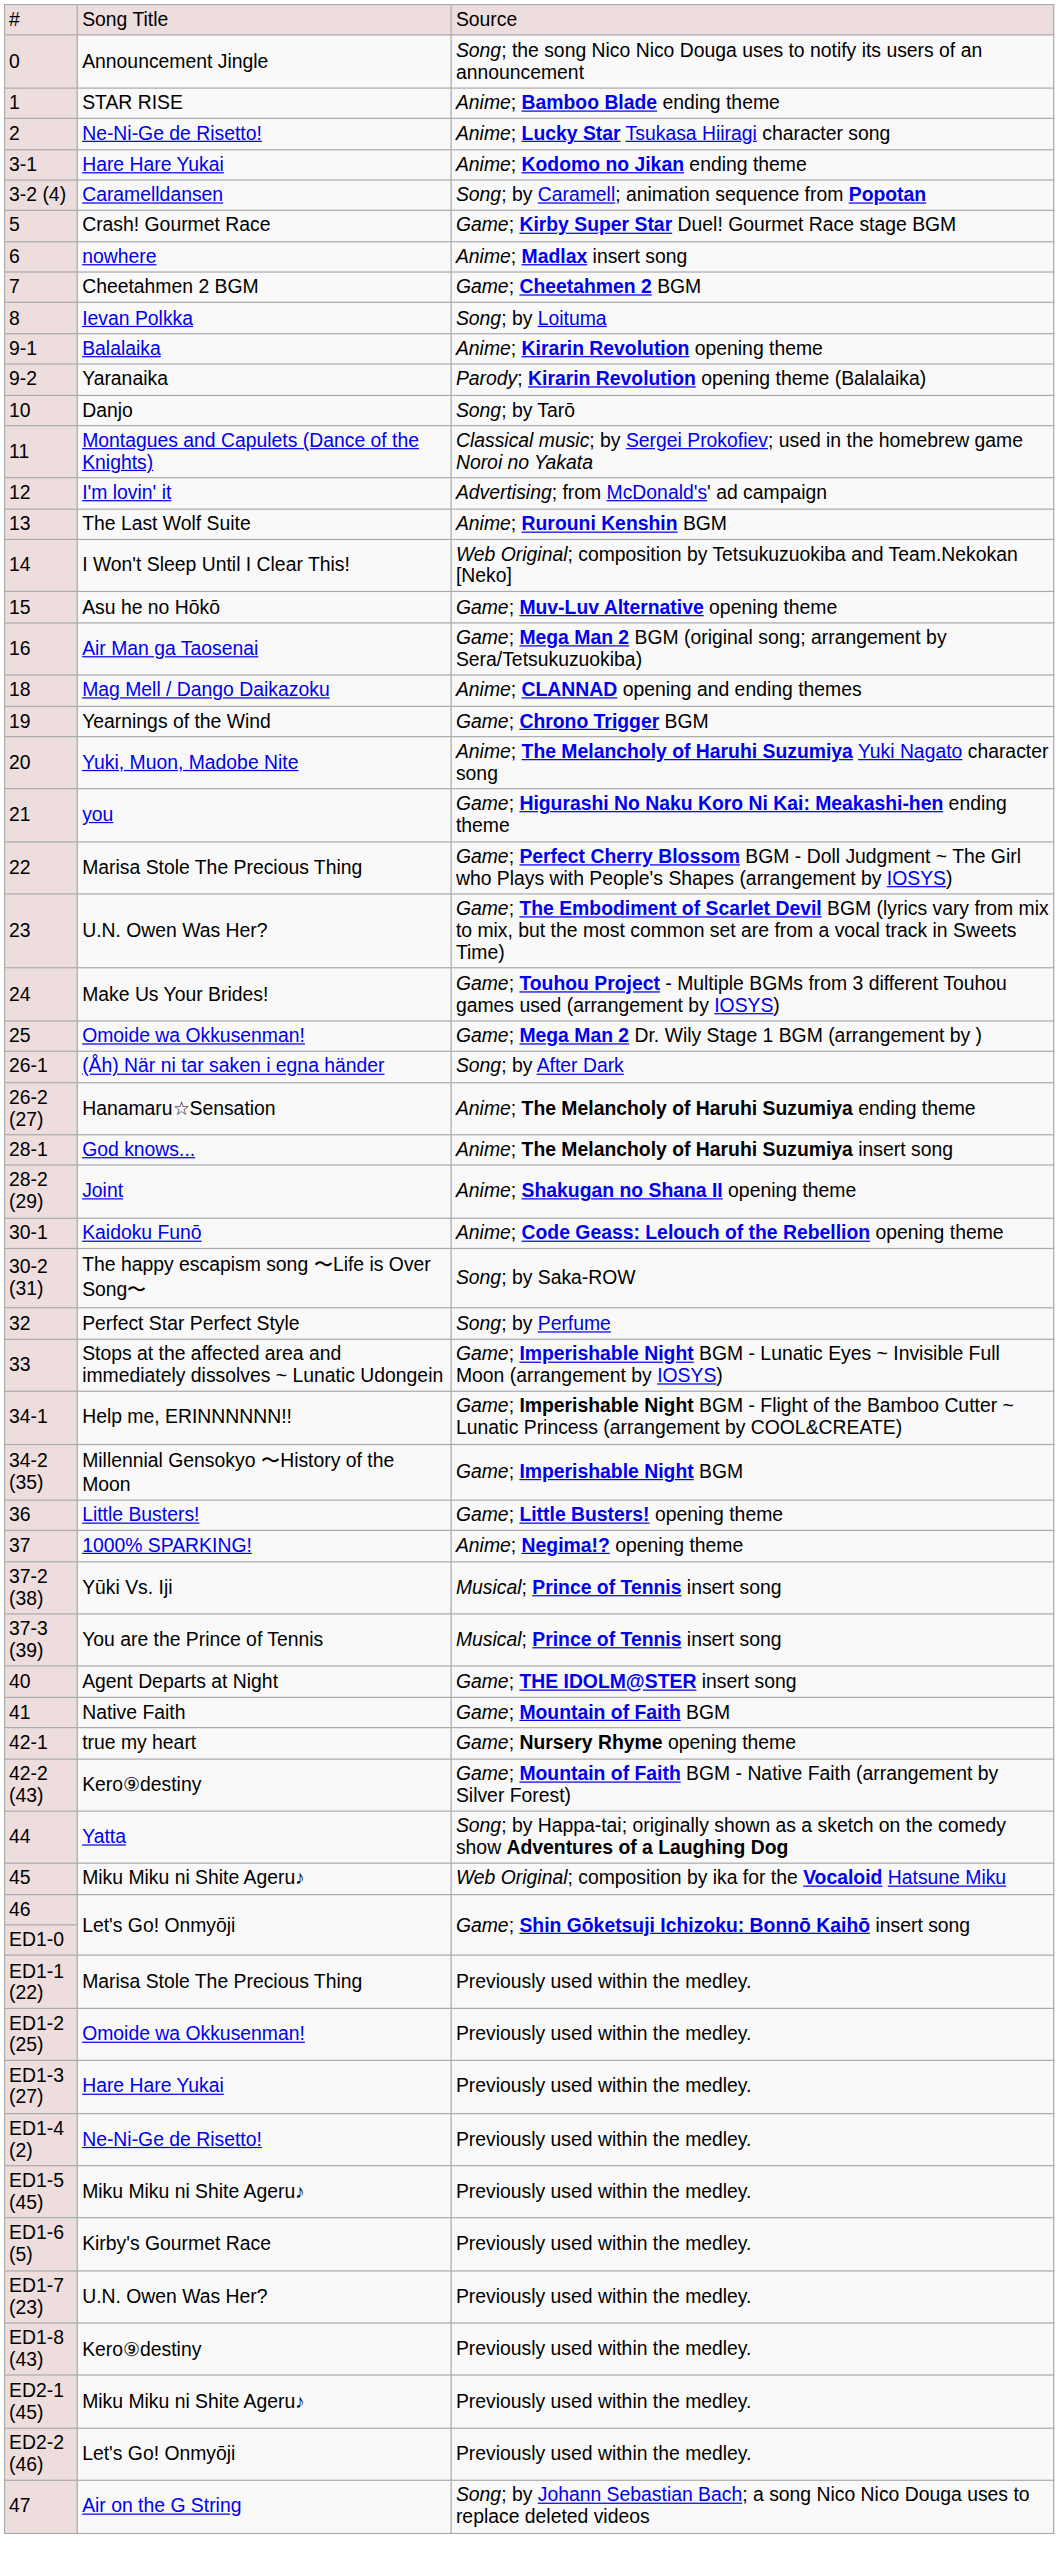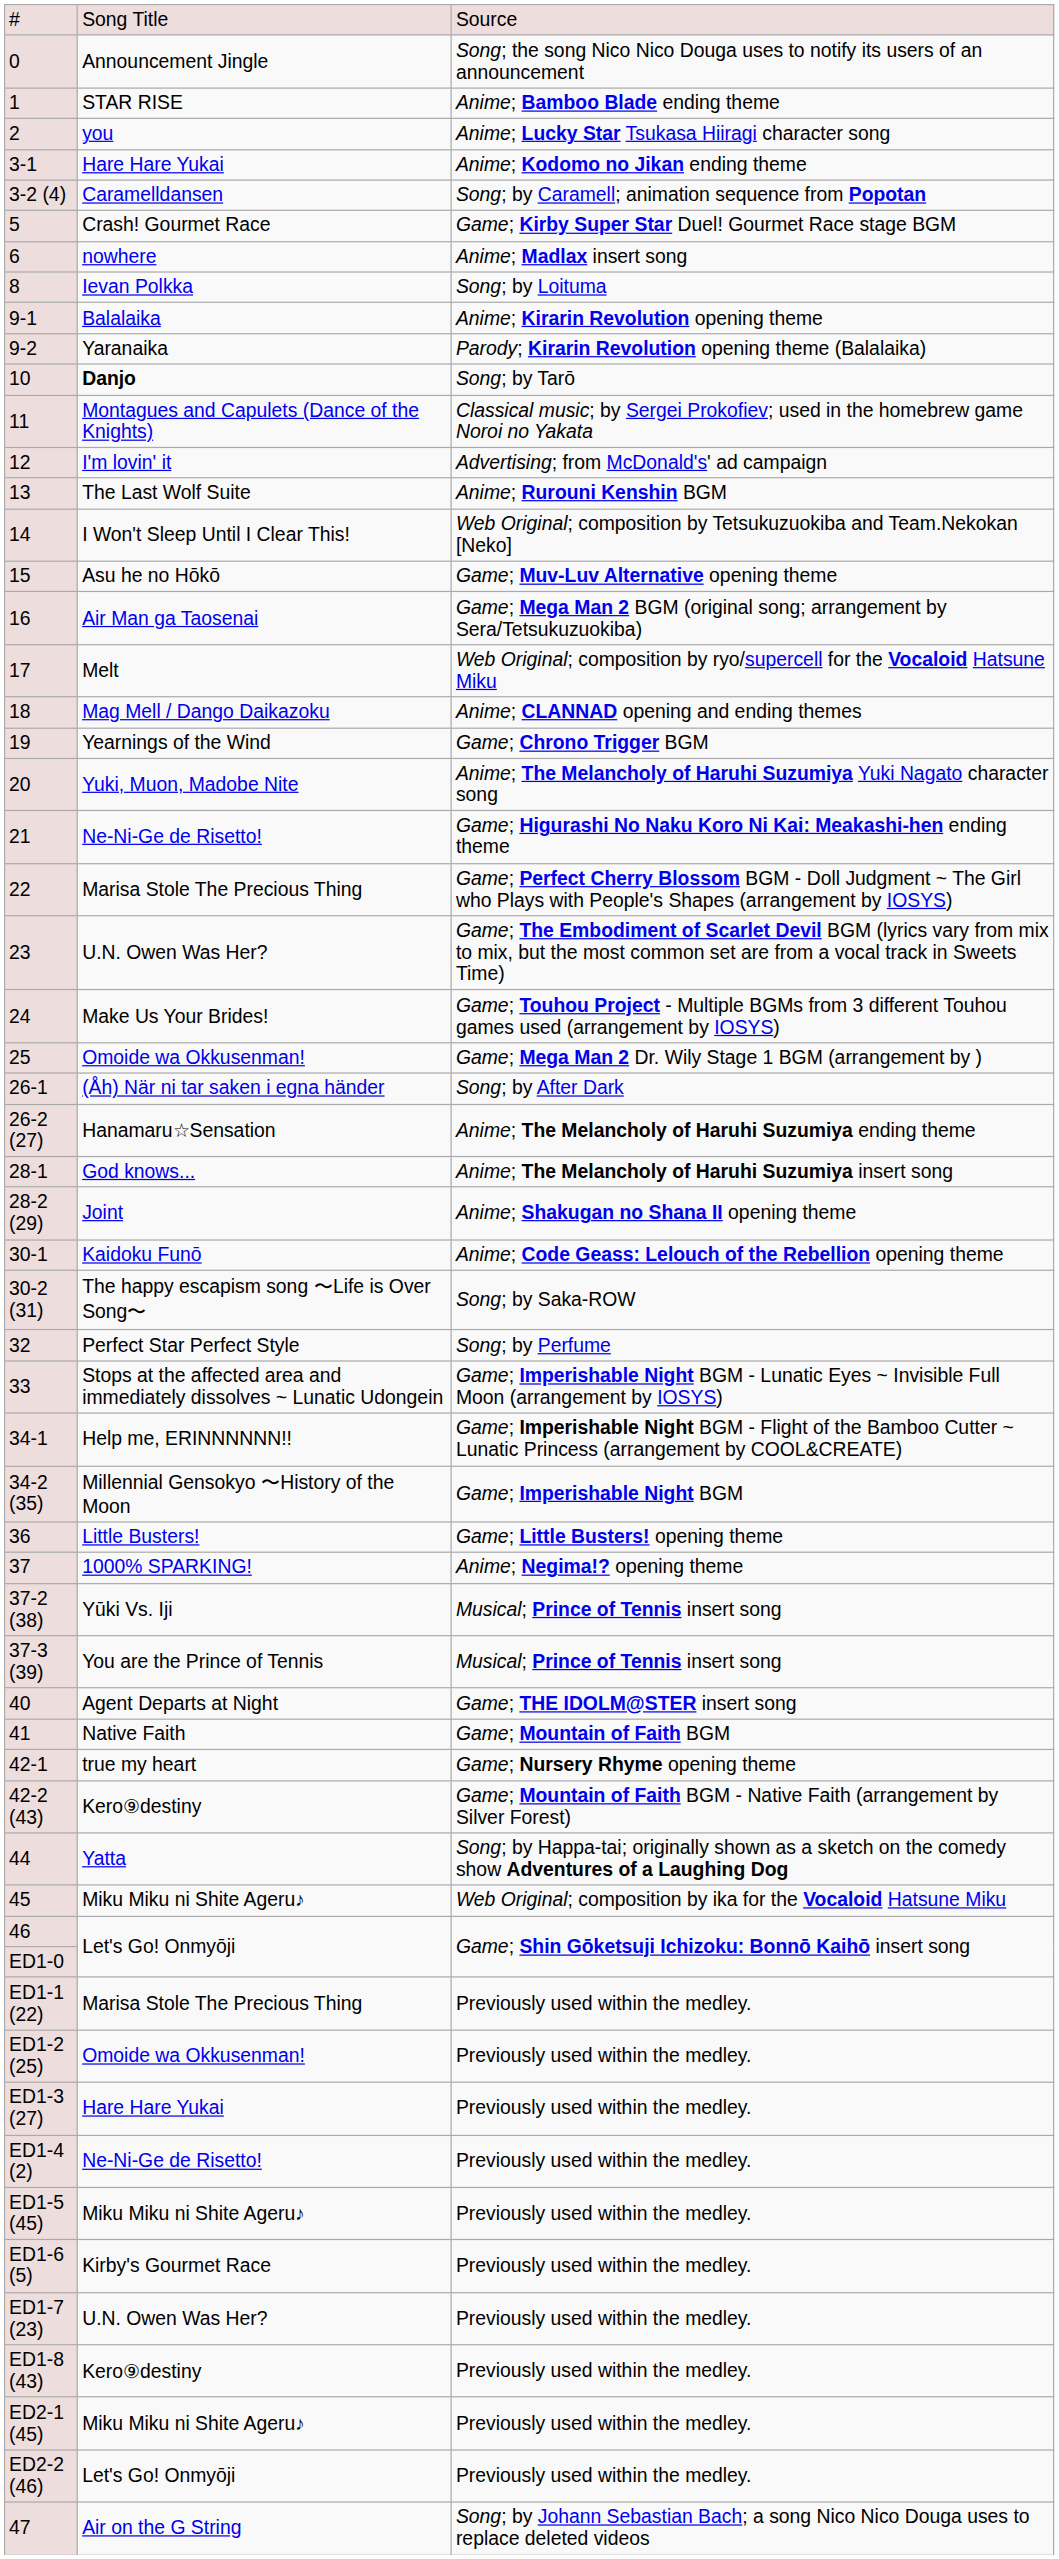(172, 133) Ne-Ni-Ge de Risetto! -> (98, 133) you
- row: (14, 287)
(107, 410) normal -> (109, 379) bold
+ row: (20, 670)
(98, 815) you -> (172, 836) Ne-Ni-Ge de Risetto!
